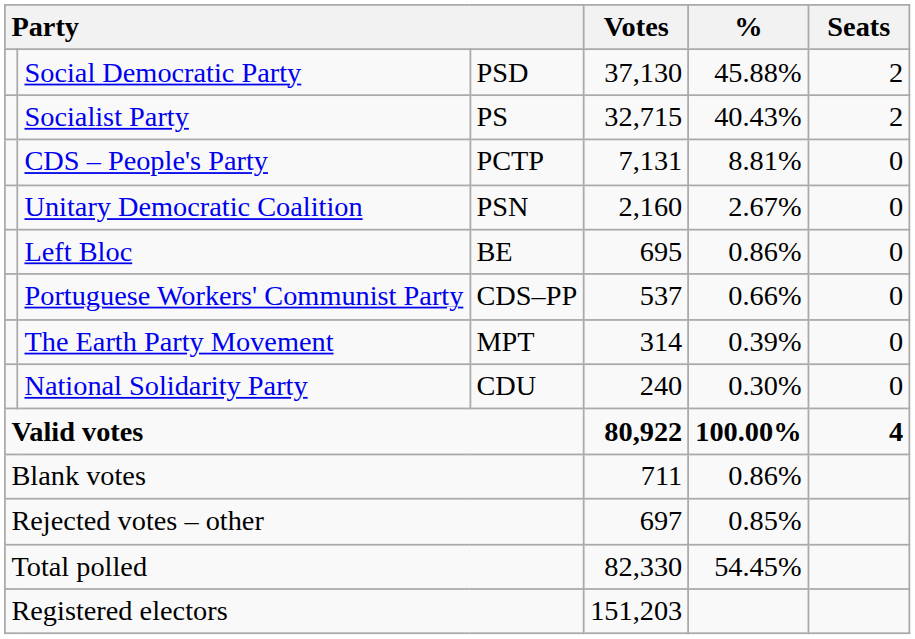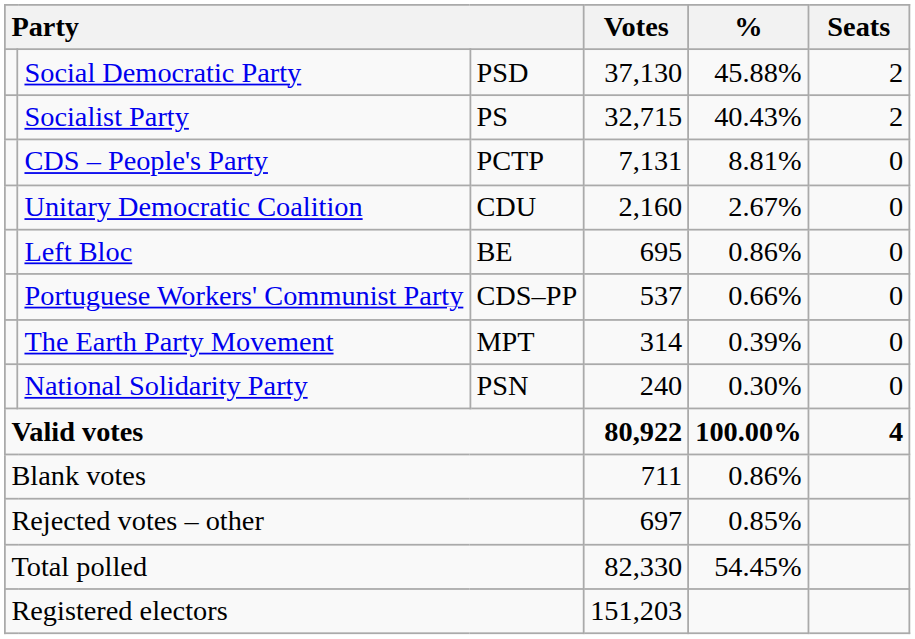(502, 206) PSN -> (506, 206) CDU
(506, 386) CDU -> (502, 386) PSN
